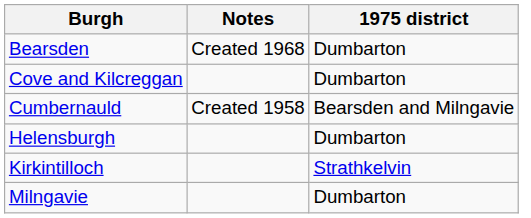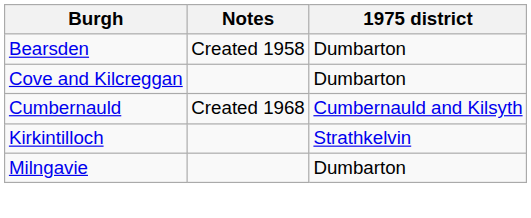(248, 49) Created 1968 -> (248, 49) Created 1958
(248, 108) Created 1958 -> (248, 108) Created 1968
(414, 108) Bearsden and Milngavie -> (418, 108) Cumbernauld and Kilsyth
- row: (62, 138)
